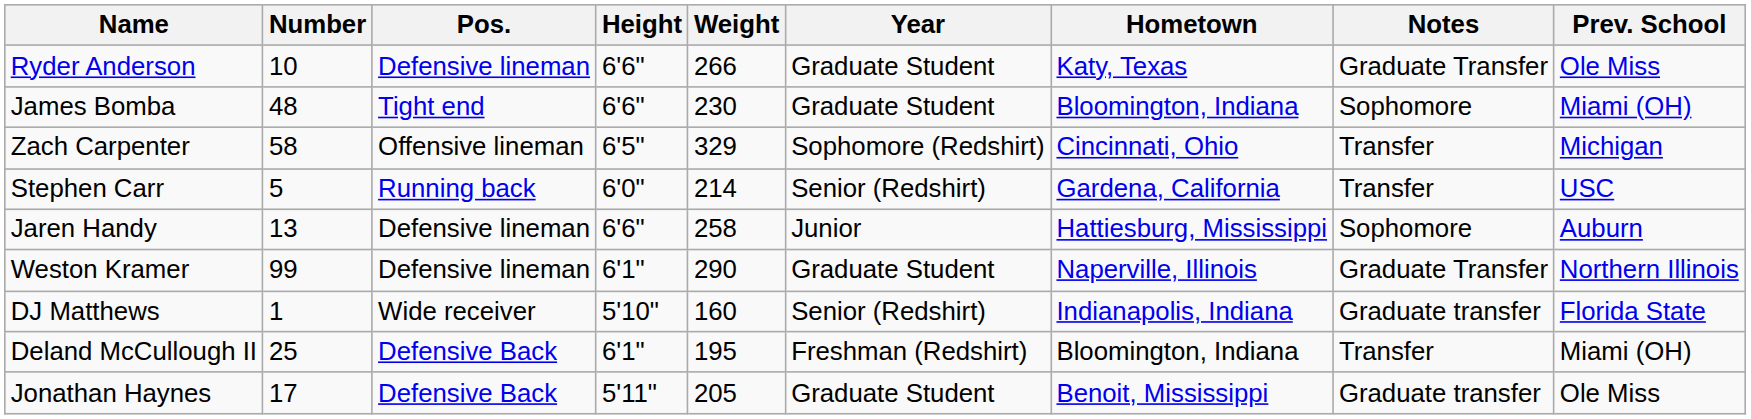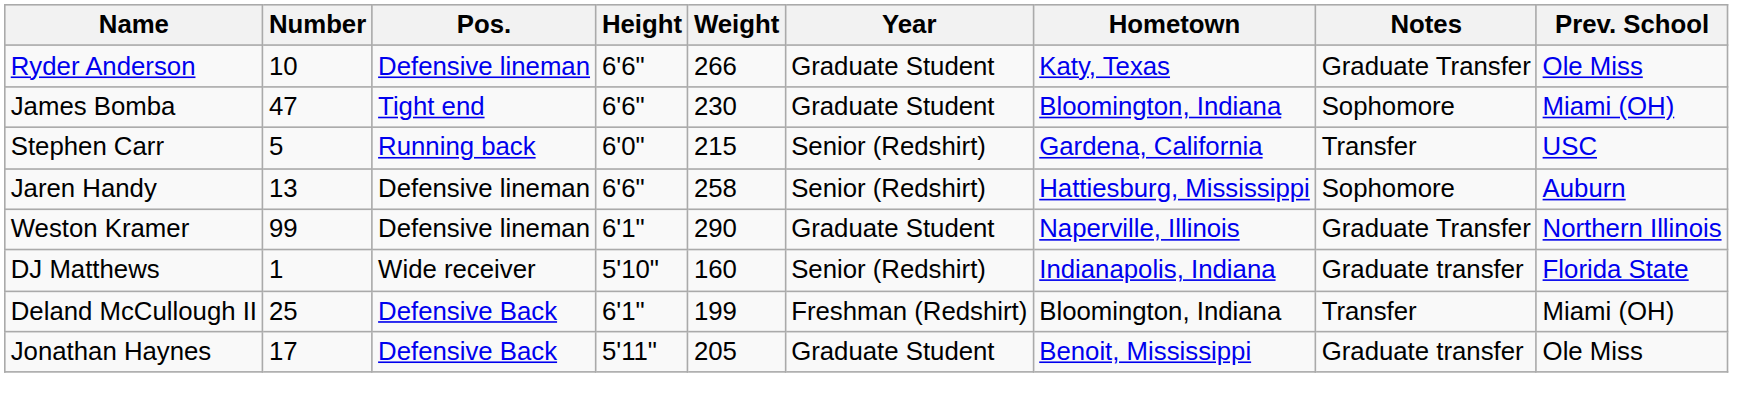(283, 106) 48 -> (283, 106) 47
- row: (100, 147)
(715, 188) 214 -> (715, 147) 215
(826, 229) Junior -> (889, 188) Senior (Redshirt)
(715, 351) 195 -> (715, 310) 199
